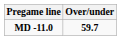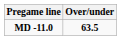(90, 27) 59.7 -> (90, 27) 63.5
